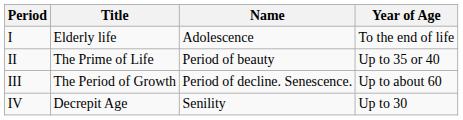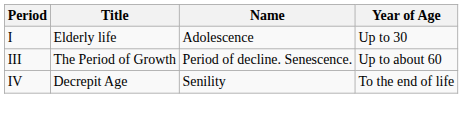(406, 37) To the end of life -> (383, 37) Up to 30
- row: (12, 59)
(383, 103) Up to 30 -> (406, 81) To the end of life
